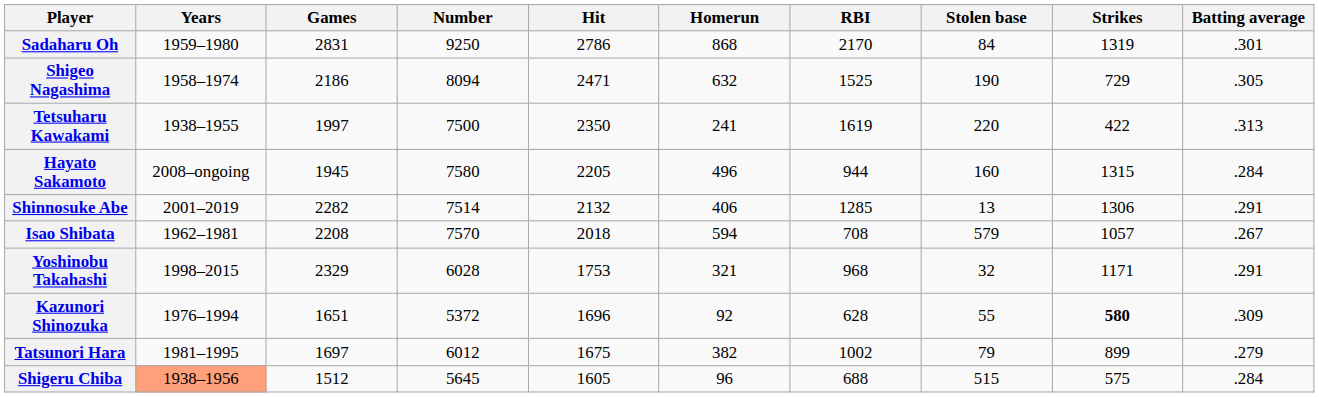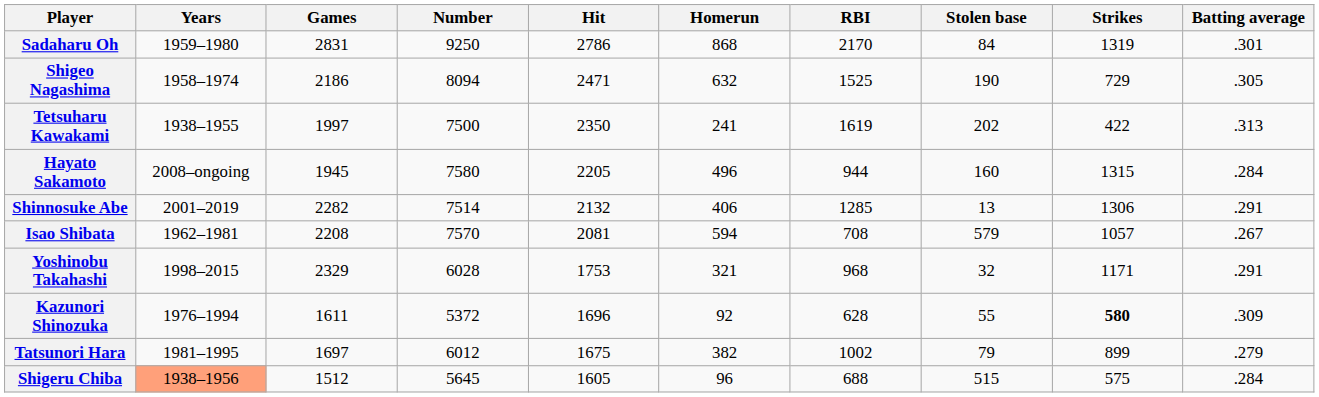(986, 126) 220 -> (986, 126) 202
(594, 234) 2018 -> (594, 234) 2081
(332, 316) 1651 -> (332, 316) 1611
